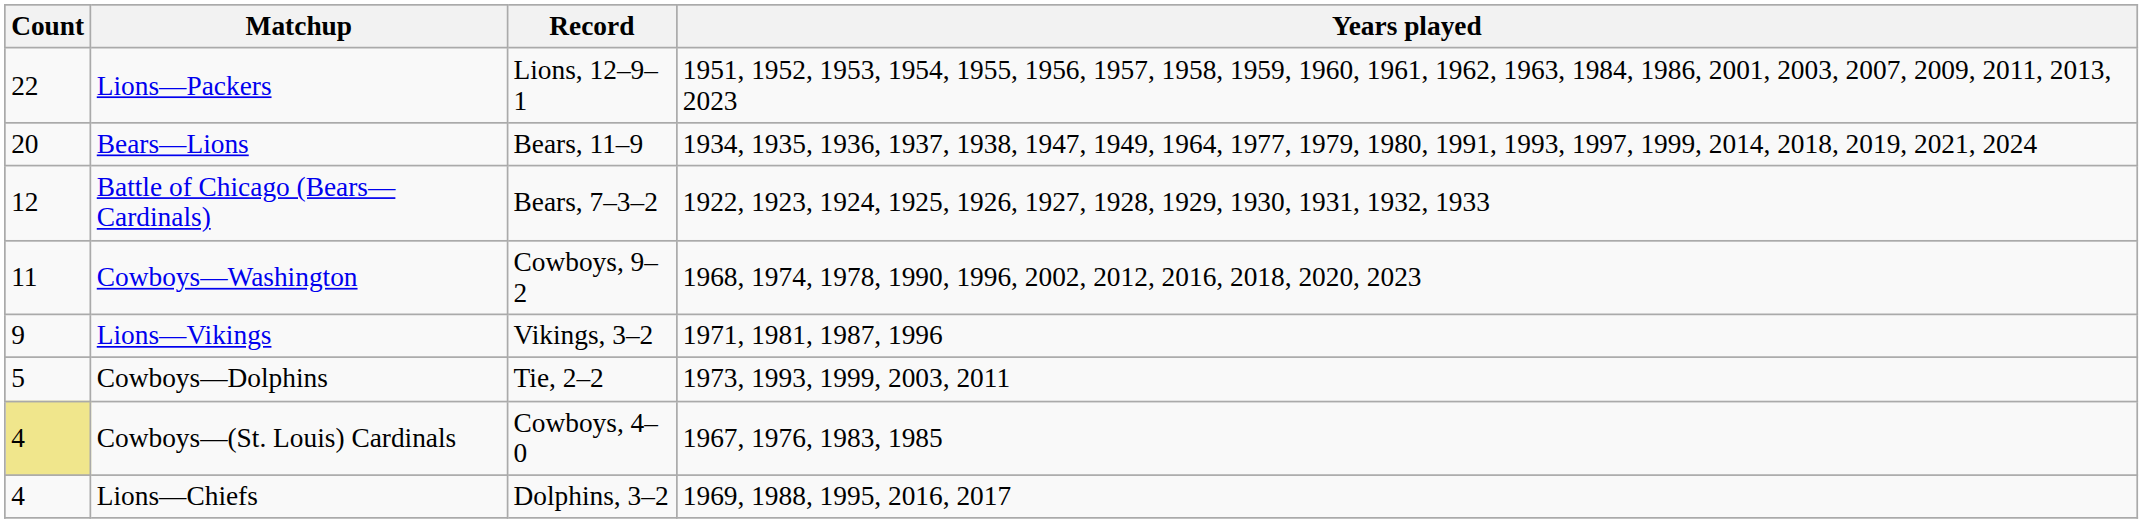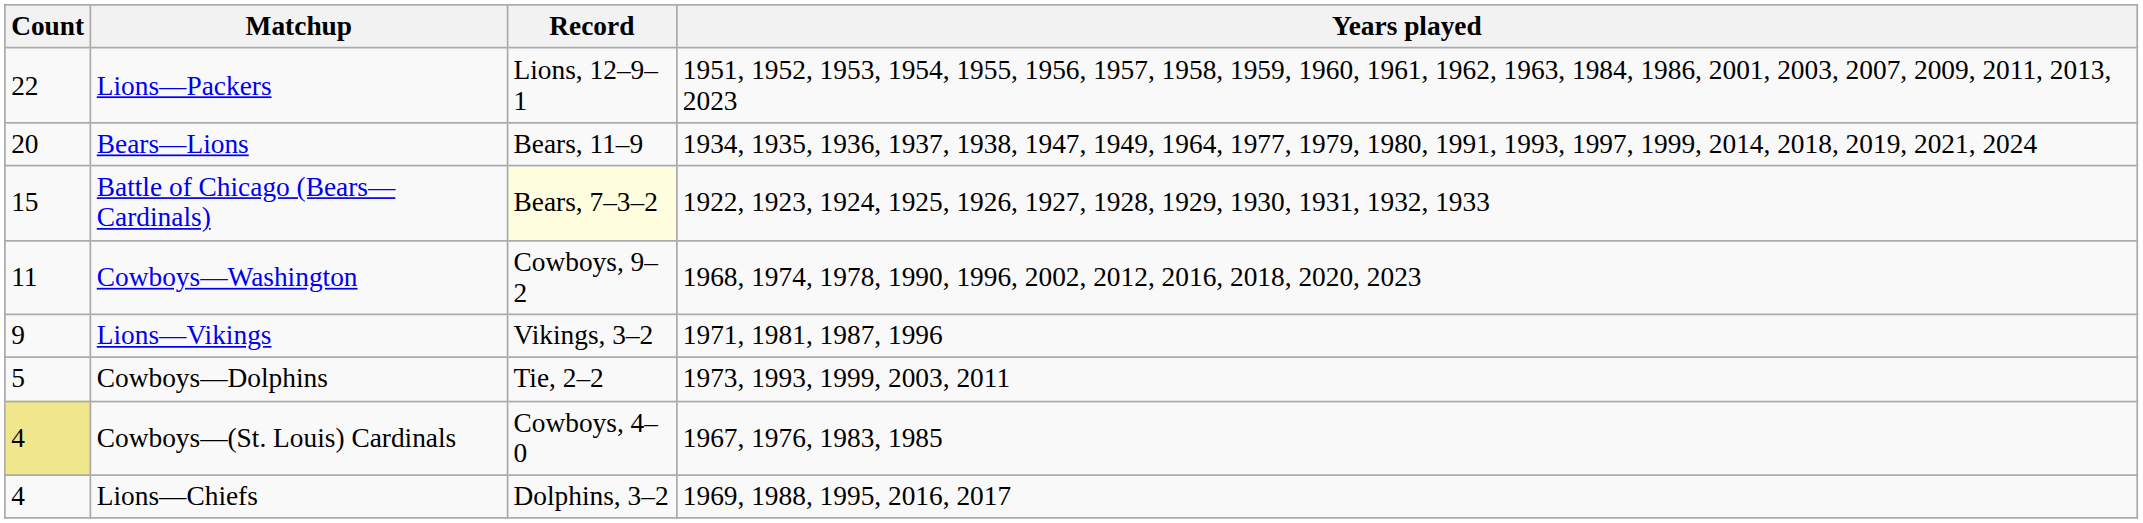(25, 202) 12 -> (25, 202) 15
(586, 202) no background -> (586, 202) lightyellow background
